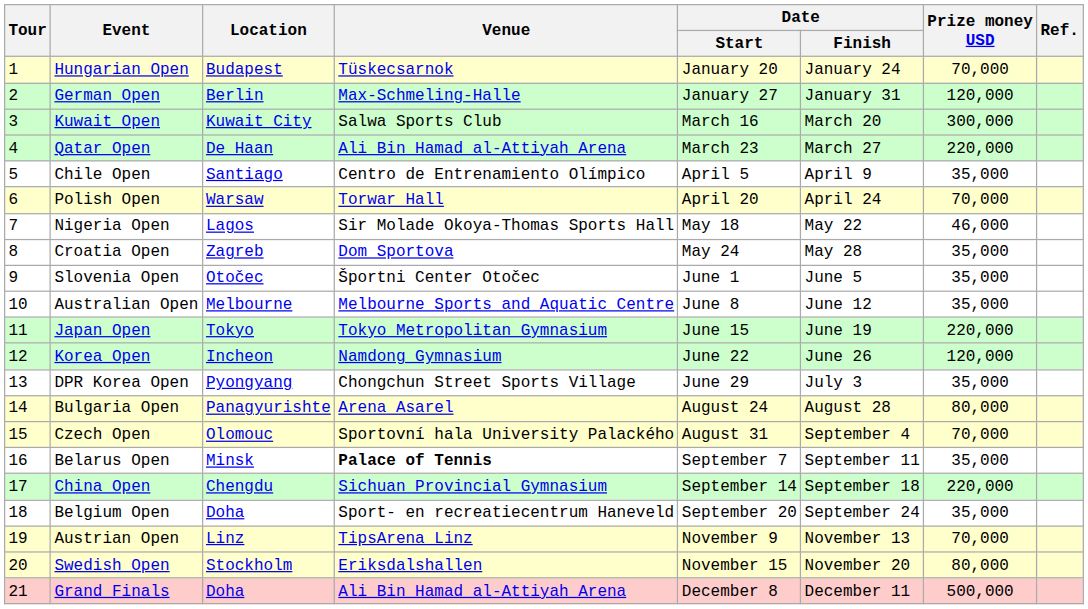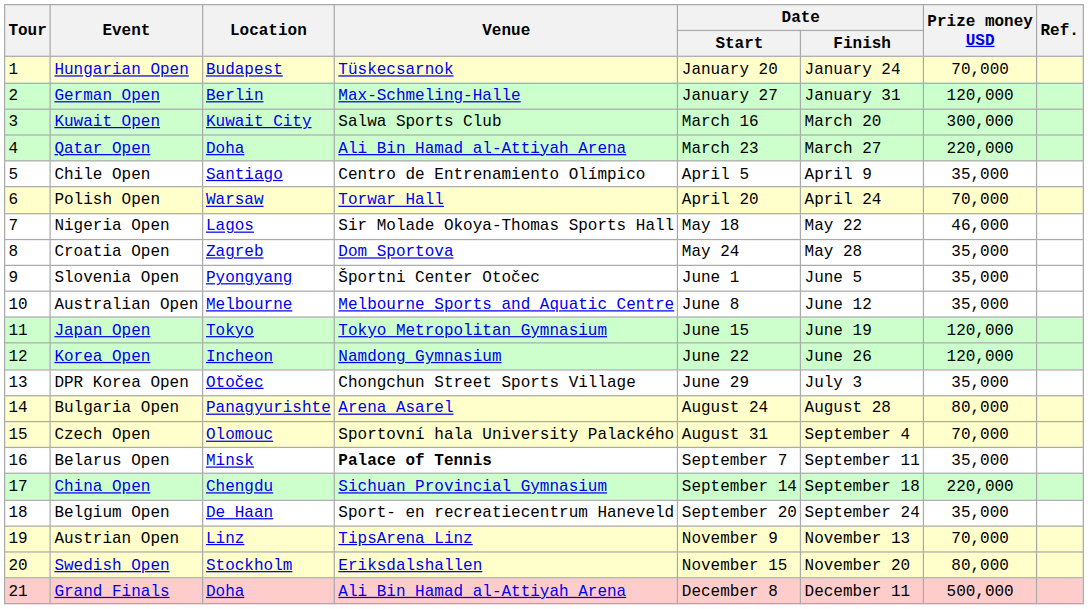(240, 148) De Haan -> (225, 148) Doha
(235, 278) Otočec -> (249, 278) Pyongyang
(980, 330) 220,000 -> (980, 330) 120,000
(249, 382) Pyongyang -> (235, 382) Otočec
(225, 513) Doha -> (240, 513) De Haan
